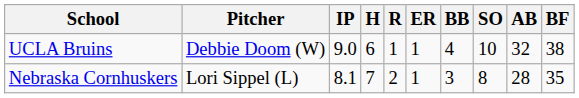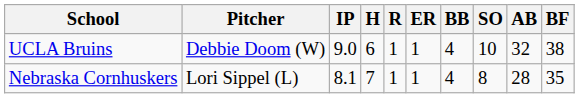(393, 78) 2 -> (393, 78) 1
(449, 78) 3 -> (449, 78) 4
